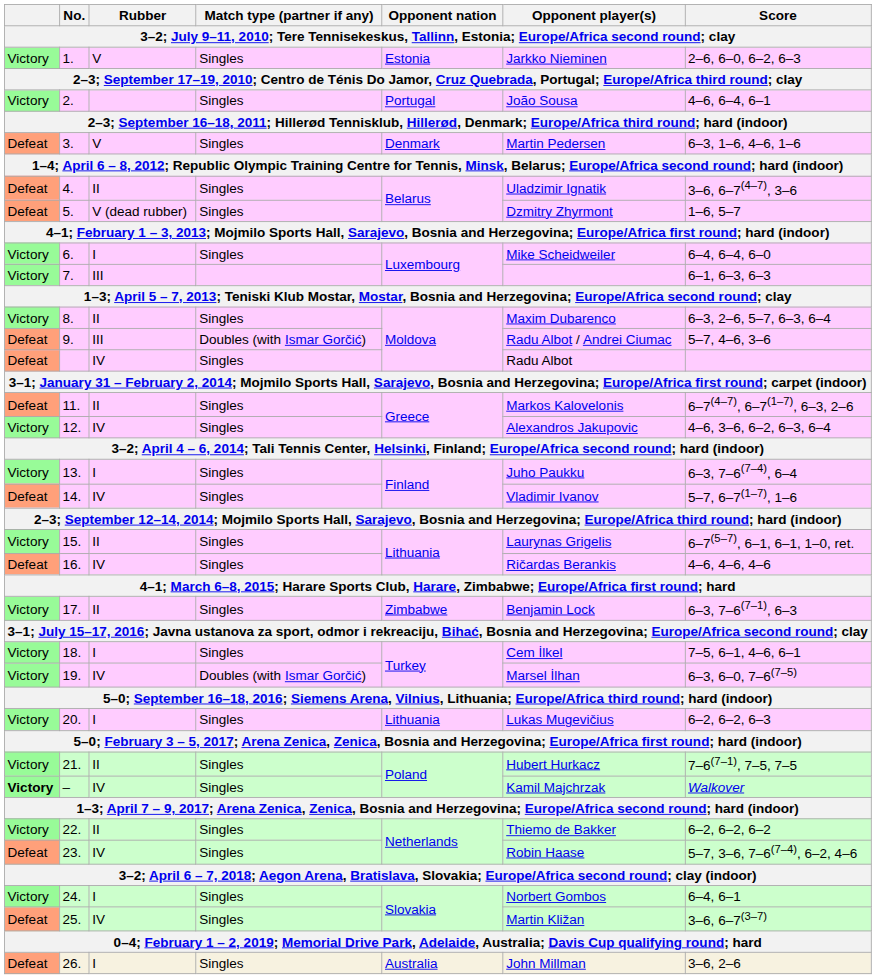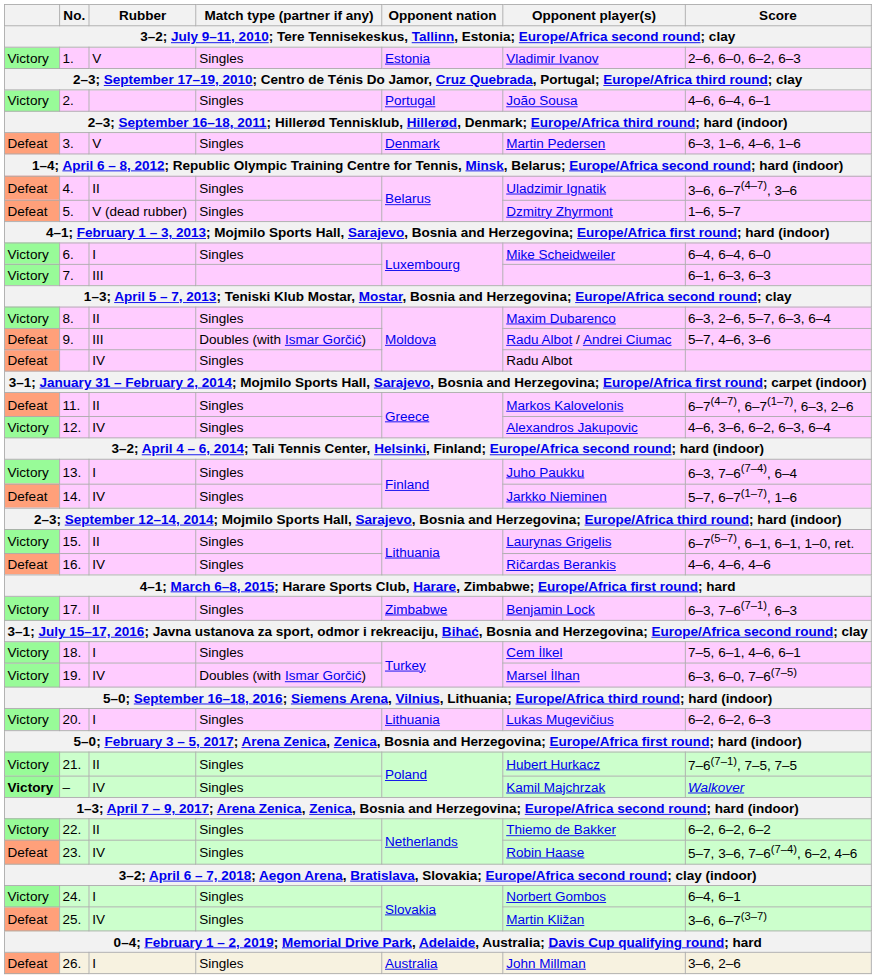(557, 58) Jarkko Nieminen -> (552, 58) Vladimir Ivanov
(552, 496) Vladimir Ivanov -> (557, 496) Jarkko Nieminen
